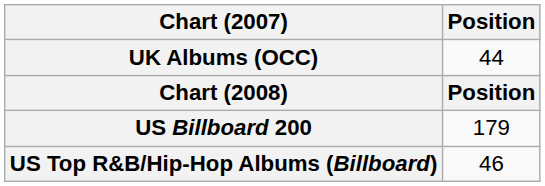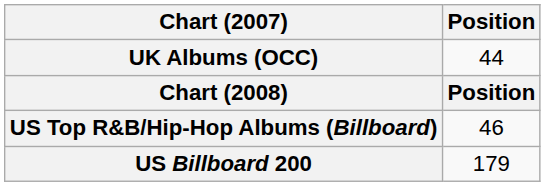rows swapped: (224, 127) <-> (224, 163)
